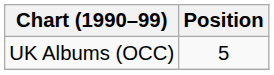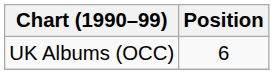(224, 52) 5 -> (224, 52) 6
